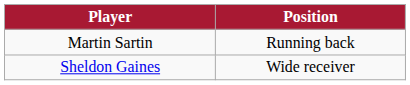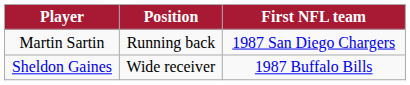+ column: (314, 17)
